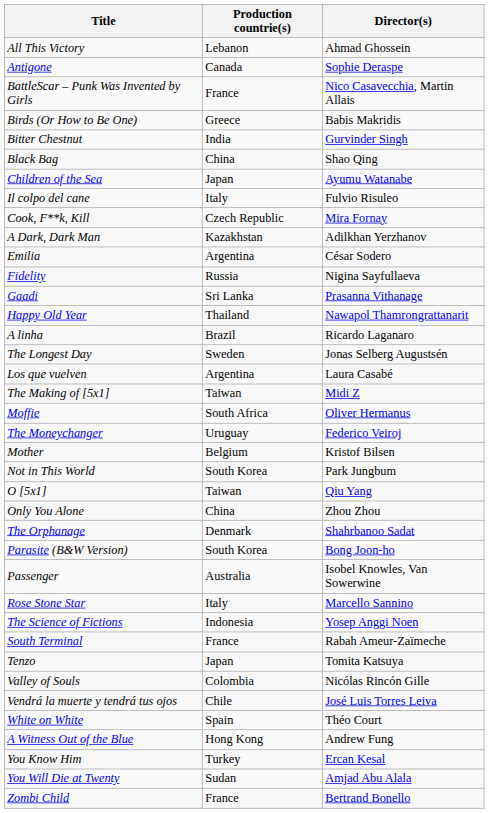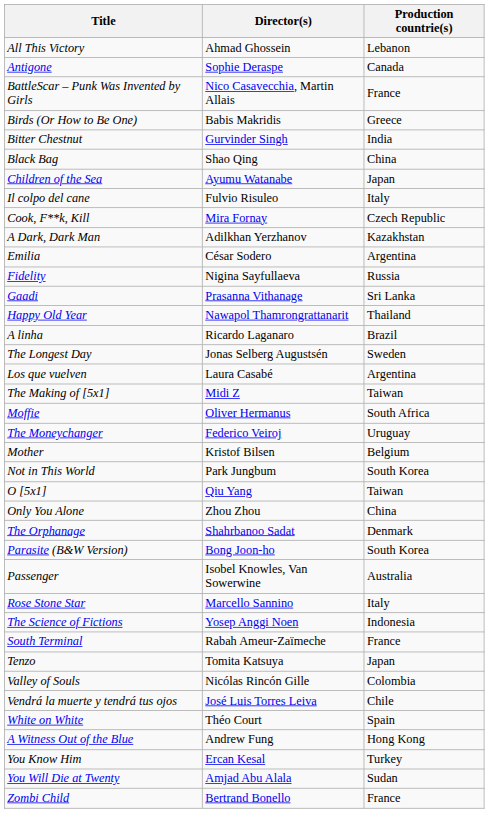columns swapped: (403, 21) <-> (262, 21)
